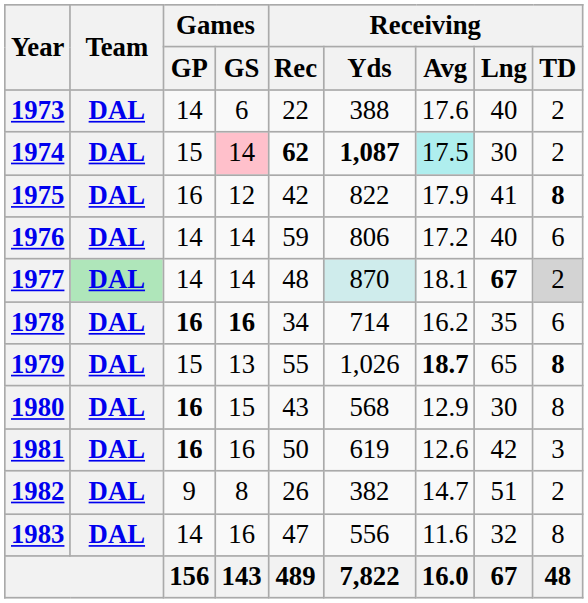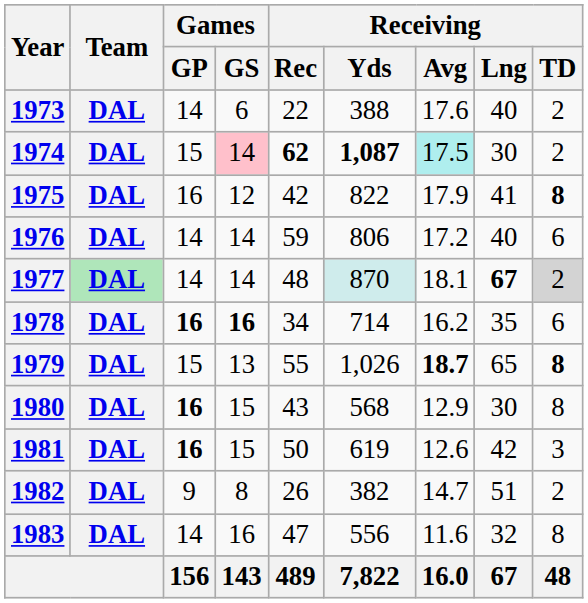(242, 449) 16 -> (242, 449) 15
